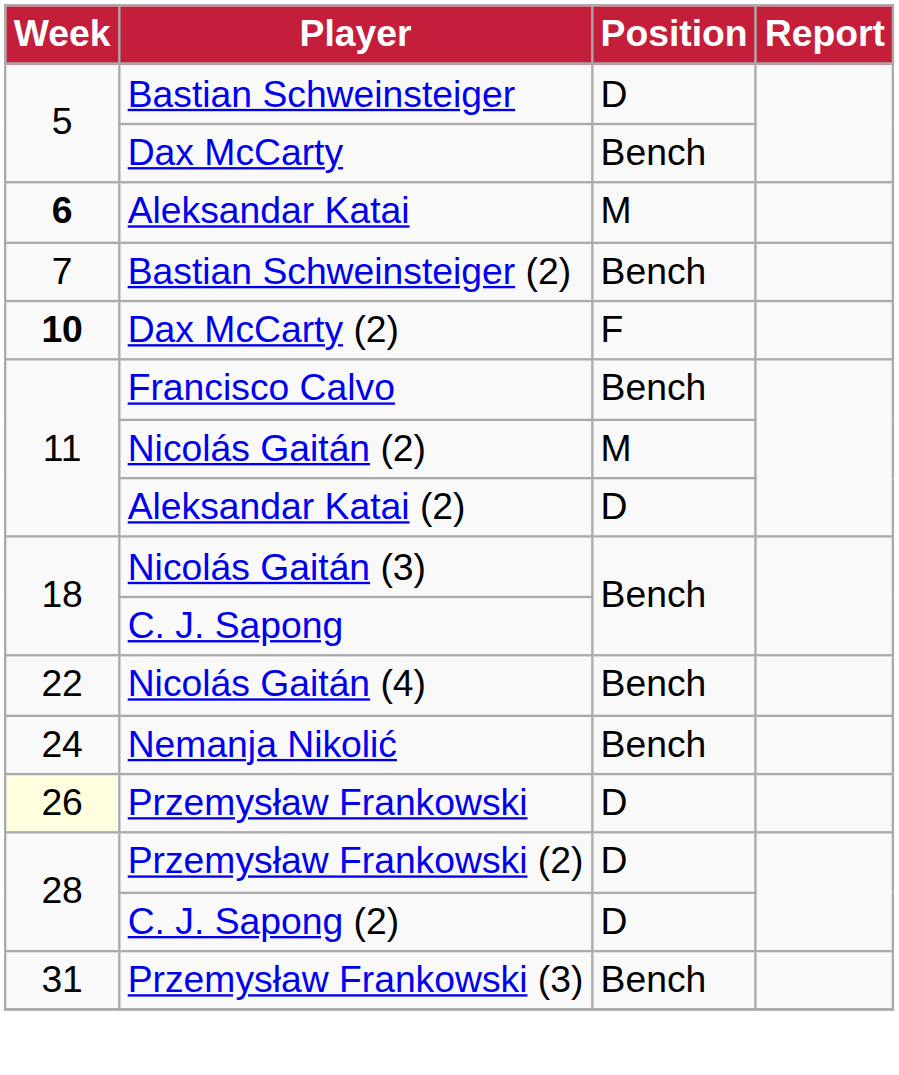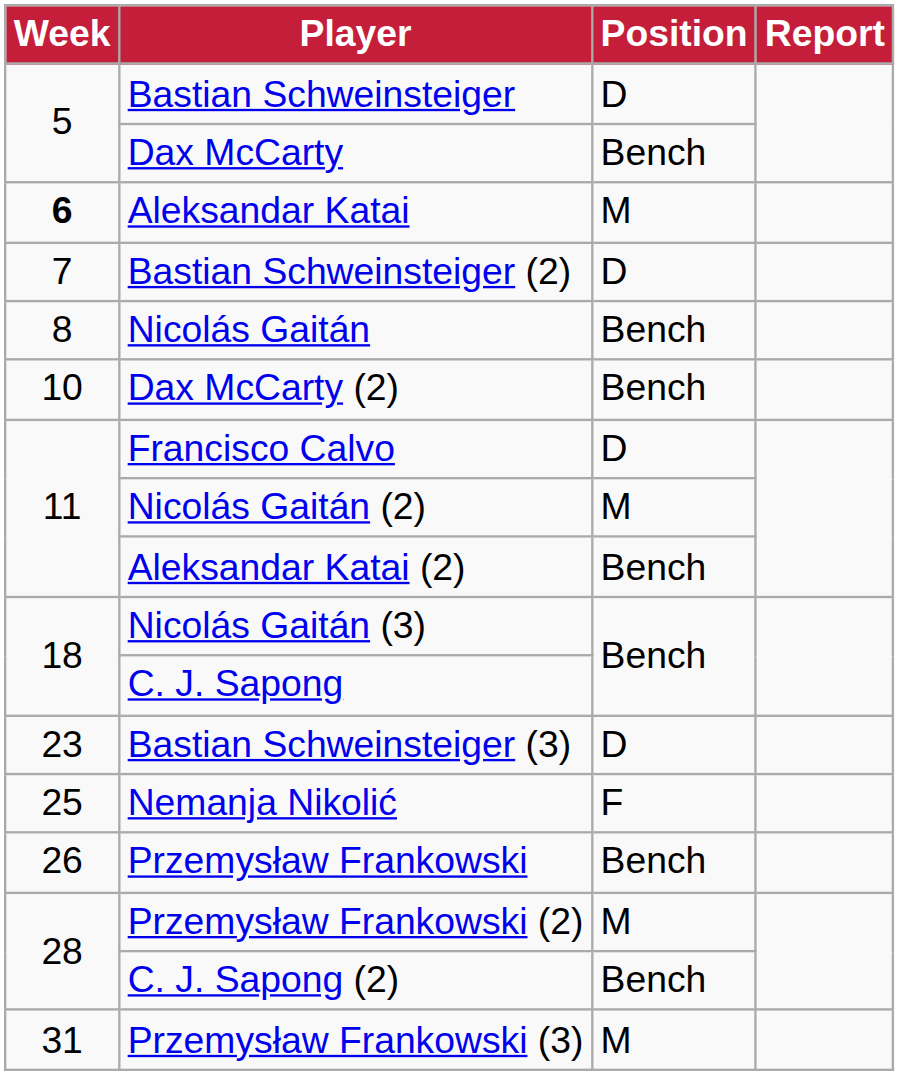(653, 270) Bench -> (614, 270) D
+ row: (249, 329)
(62, 329) bold -> (62, 388) normal
(612, 329) F -> (653, 388) Bench
(653, 388) Bench -> (614, 447) D
(614, 507) D -> (653, 566) Bench
- row: (277, 684)
+ row: (349, 743)
(62, 743) 24 -> (62, 802) 25
(653, 743) Bench -> (612, 802) F
(62, 802) lightyellow background -> (62, 861) no background
(614, 802) D -> (653, 861) Bench
(614, 861) D -> (616, 920) M
(614, 920) D -> (653, 980) Bench
(653, 980) Bench -> (616, 1039) M
